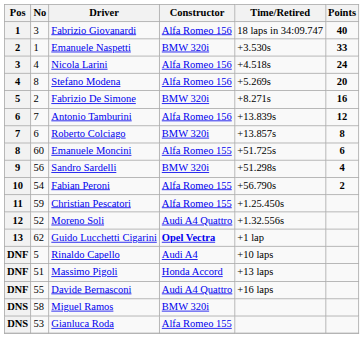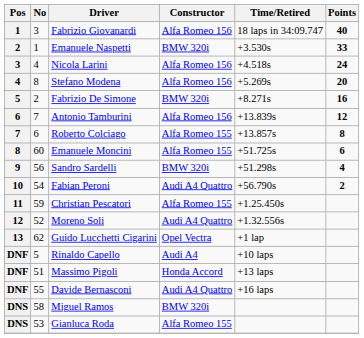(185, 134) BMW 320i -> (197, 134) Alfa Romeo 155
(197, 185) Alfa Romeo 155 -> (197, 185) Audi A4 Quattro
(188, 237) bold -> (187, 237) normal
